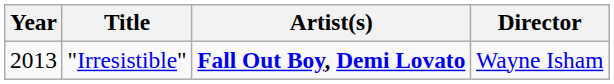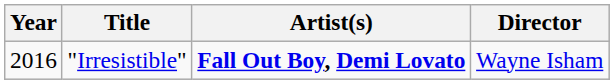(33, 60) 2013 -> (33, 60) 2016
